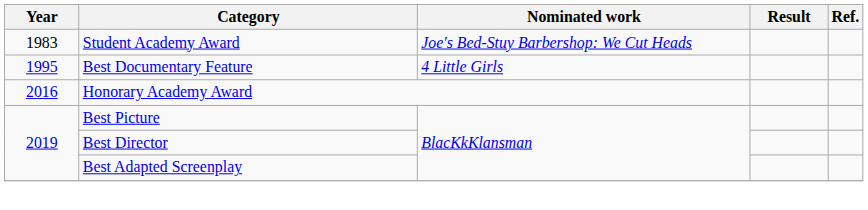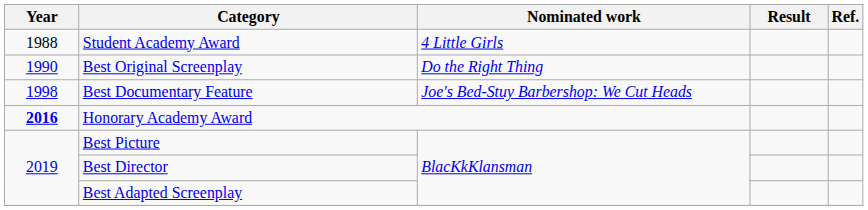(42, 42) 1983 -> (42, 42) 1988
(557, 42) Joe's Bed-Stuy Barbershop: We Cut Heads -> (462, 42) 4 Little Girls
+ row: (162, 67)
(42, 67) 1995 -> (42, 92) 1998
(462, 67) 4 Little Girls -> (557, 92) Joe's Bed-Stuy Barbershop: We Cut Heads
(42, 92) normal -> (42, 117) bold
